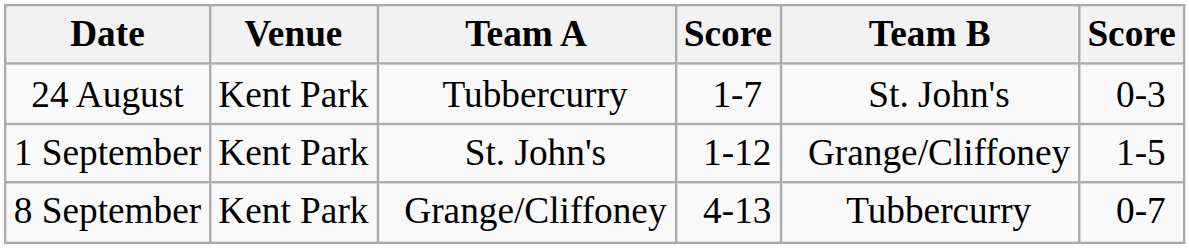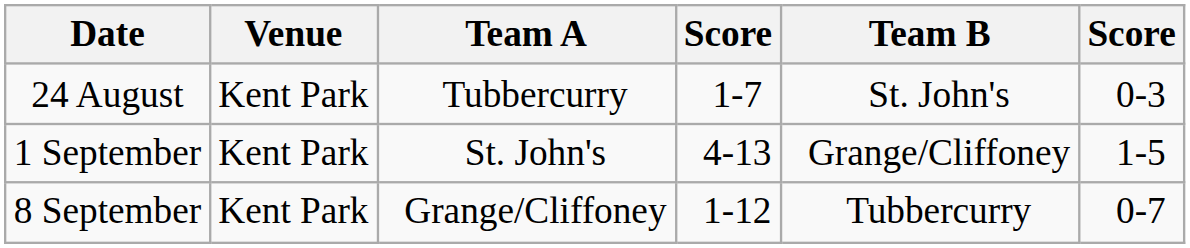(728, 152) 1-12 -> (728, 152) 4-13
(728, 211) 4-13 -> (728, 211) 1-12
